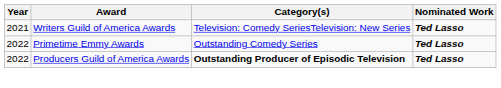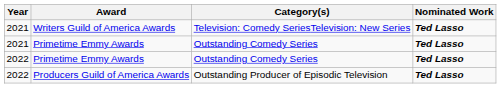+ row: (18, 43)
(299, 59) bold -> (291, 75) normal
